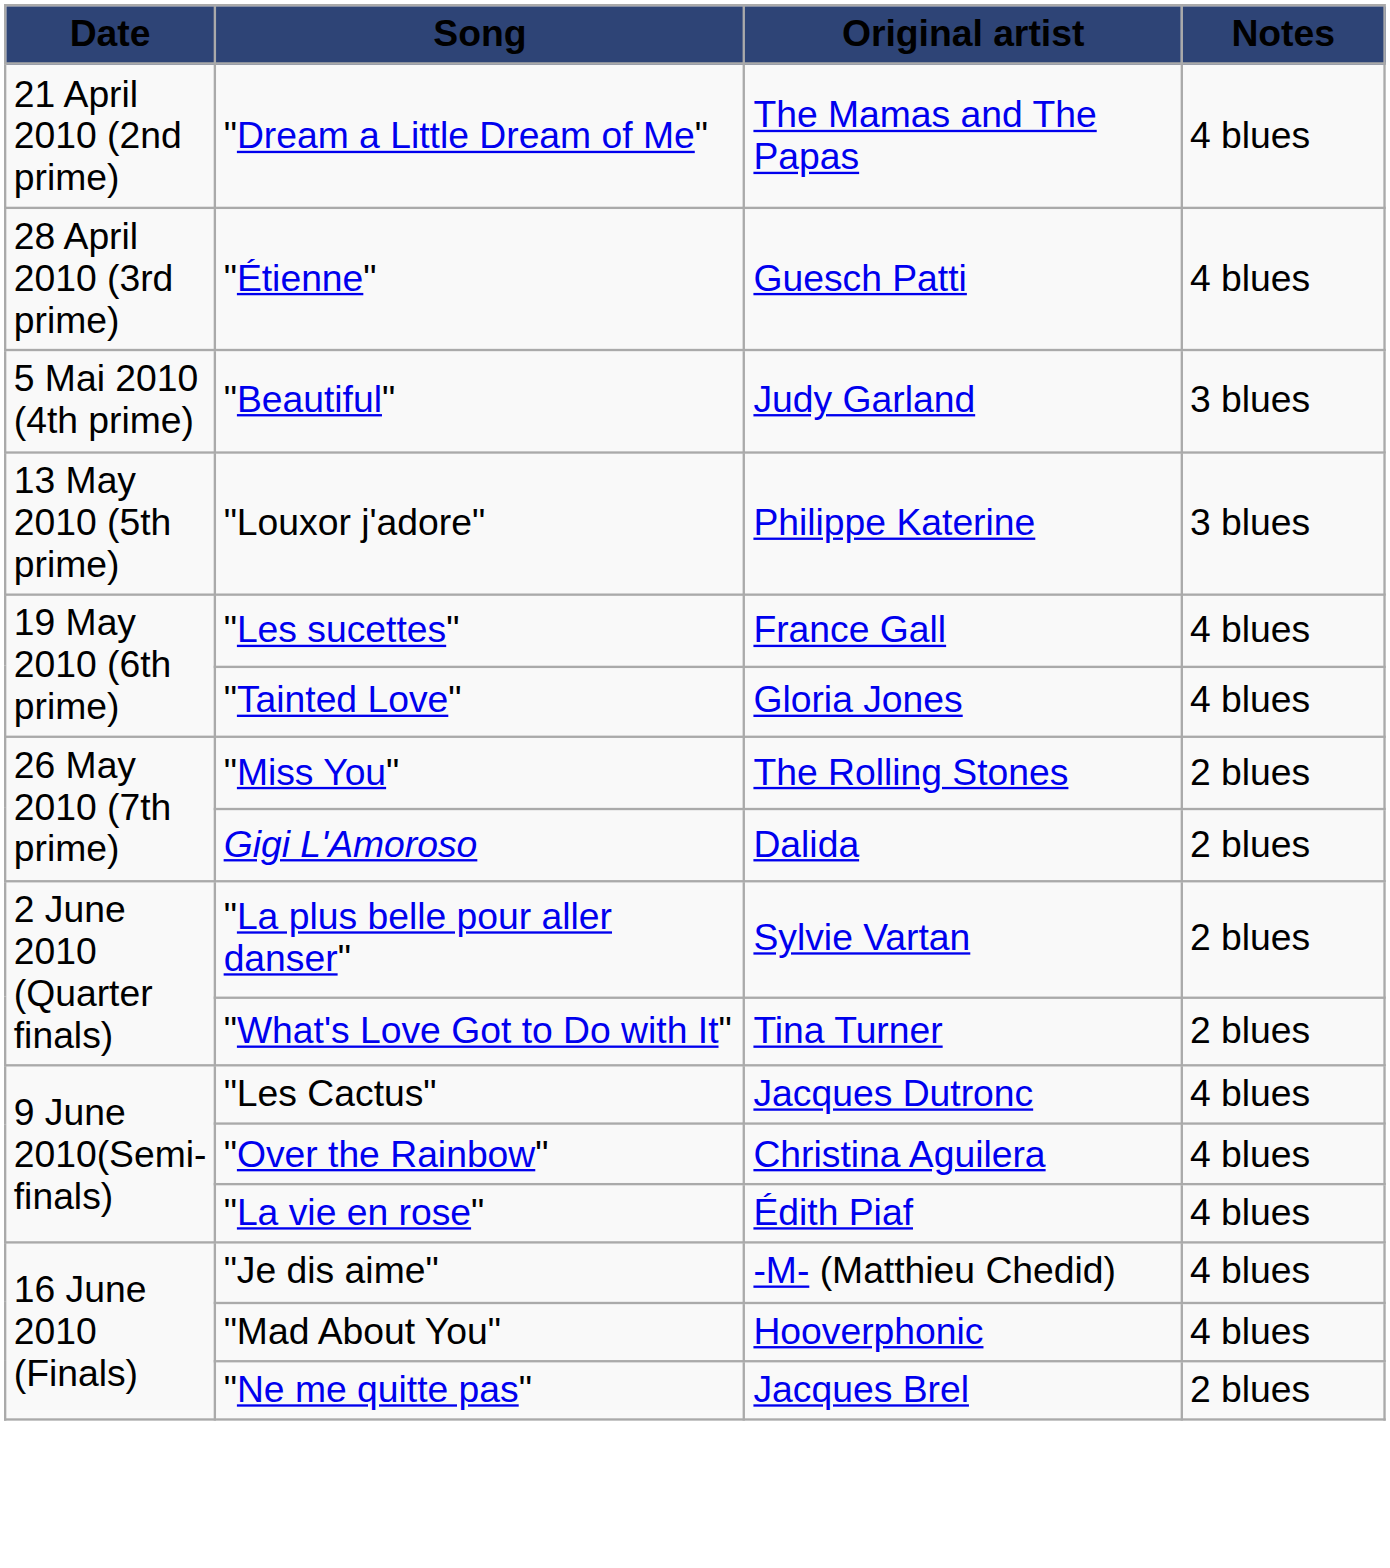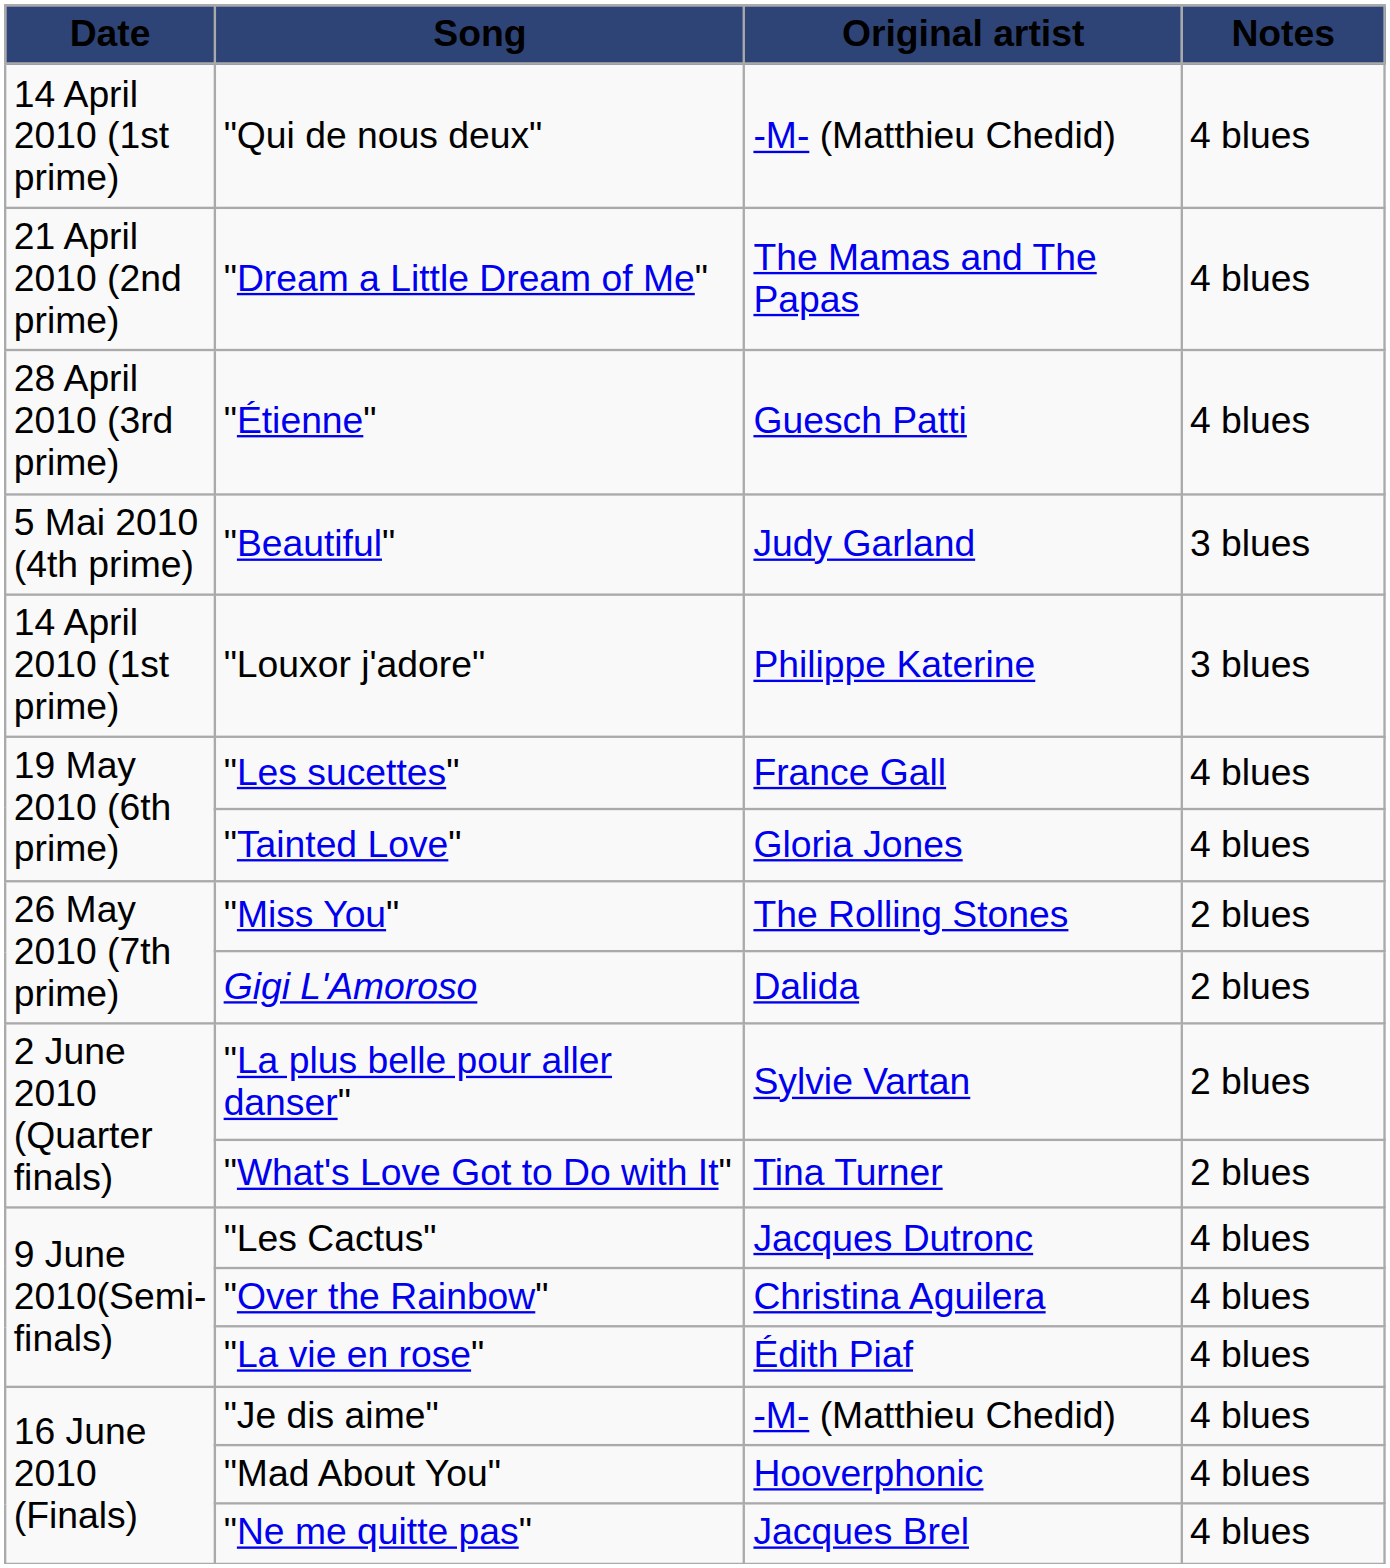+ row: (383, 135)
(93, 522) 13 May 2010 (5th prime) -> (91, 665) 14 April 2010 (1st prime)
(1250, 1389) 2 blues -> (1250, 1532) 4 blues
